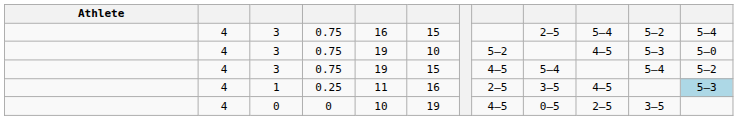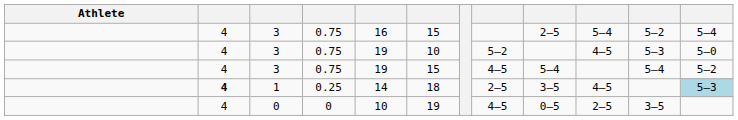(224, 87) normal -> (224, 87) bold
(381, 87) 11 -> (381, 87) 14
(433, 87) 16 -> (433, 87) 18
